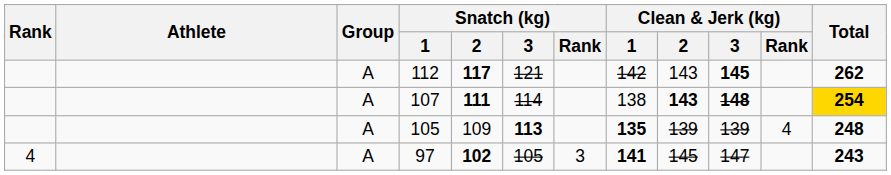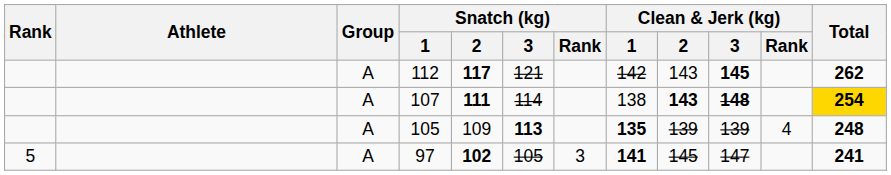(30, 156) 4 -> (30, 156) 5
(849, 156) 243 -> (849, 156) 241
